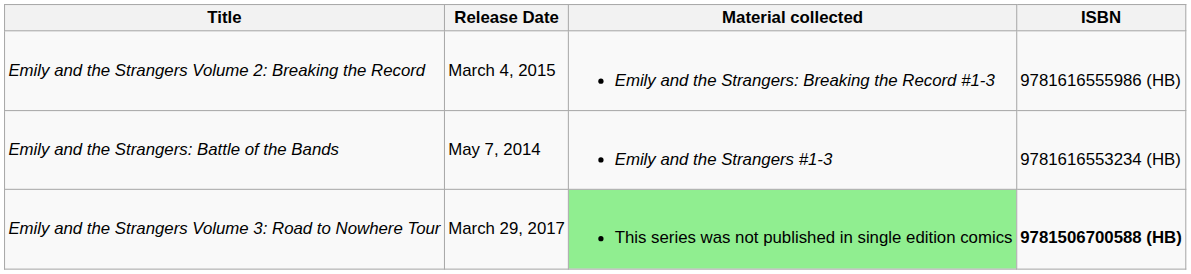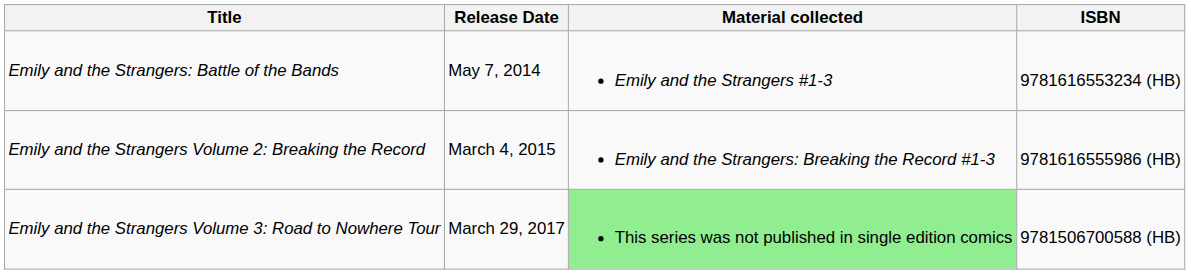rows swapped: (174, 149) <-> (217, 70)
(1101, 238) bold -> (1101, 238) normal
